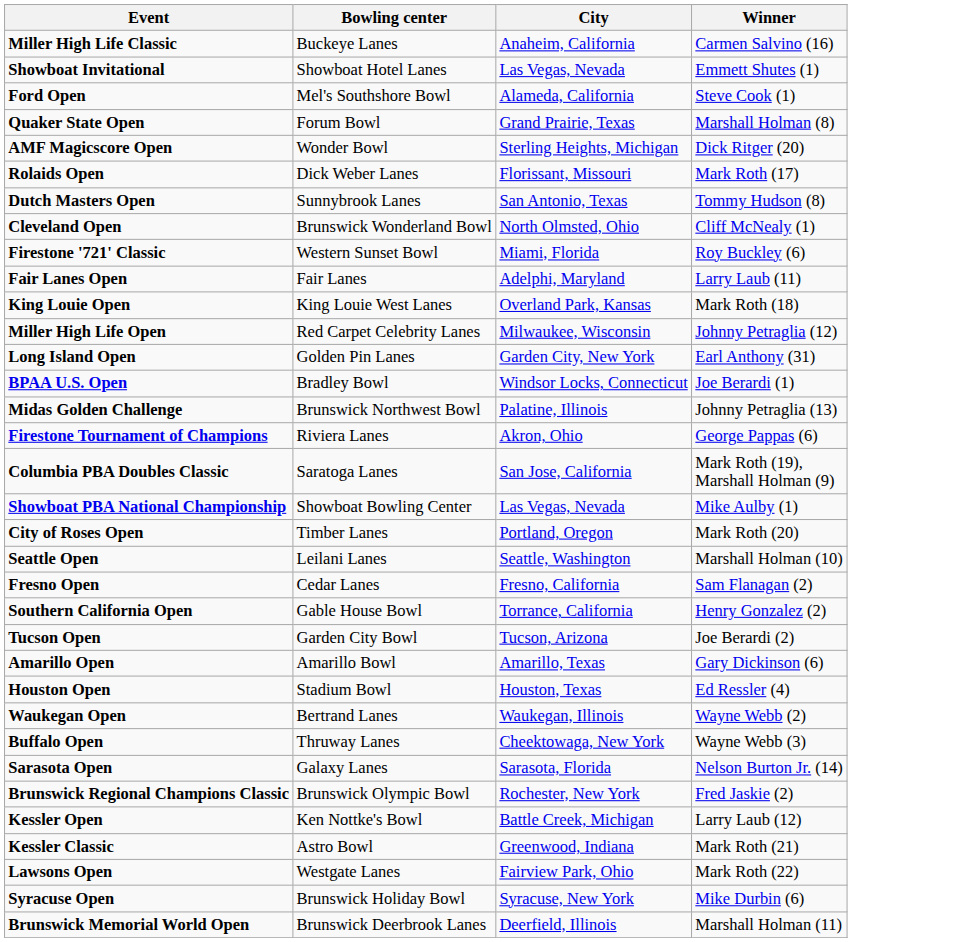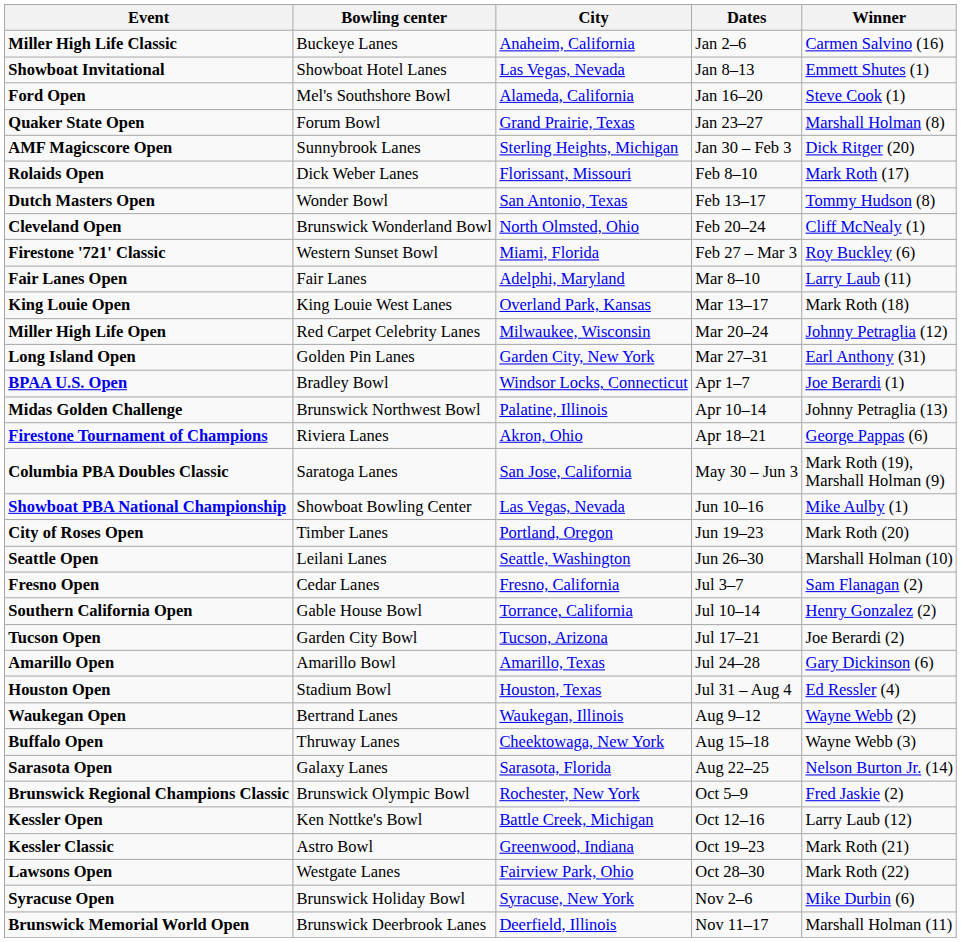+ column: (747, 17)
(342, 148) Wonder Bowl -> (359, 148) Sunnybrook Lanes
(359, 200) Sunnybrook Lanes -> (342, 200) Wonder Bowl
